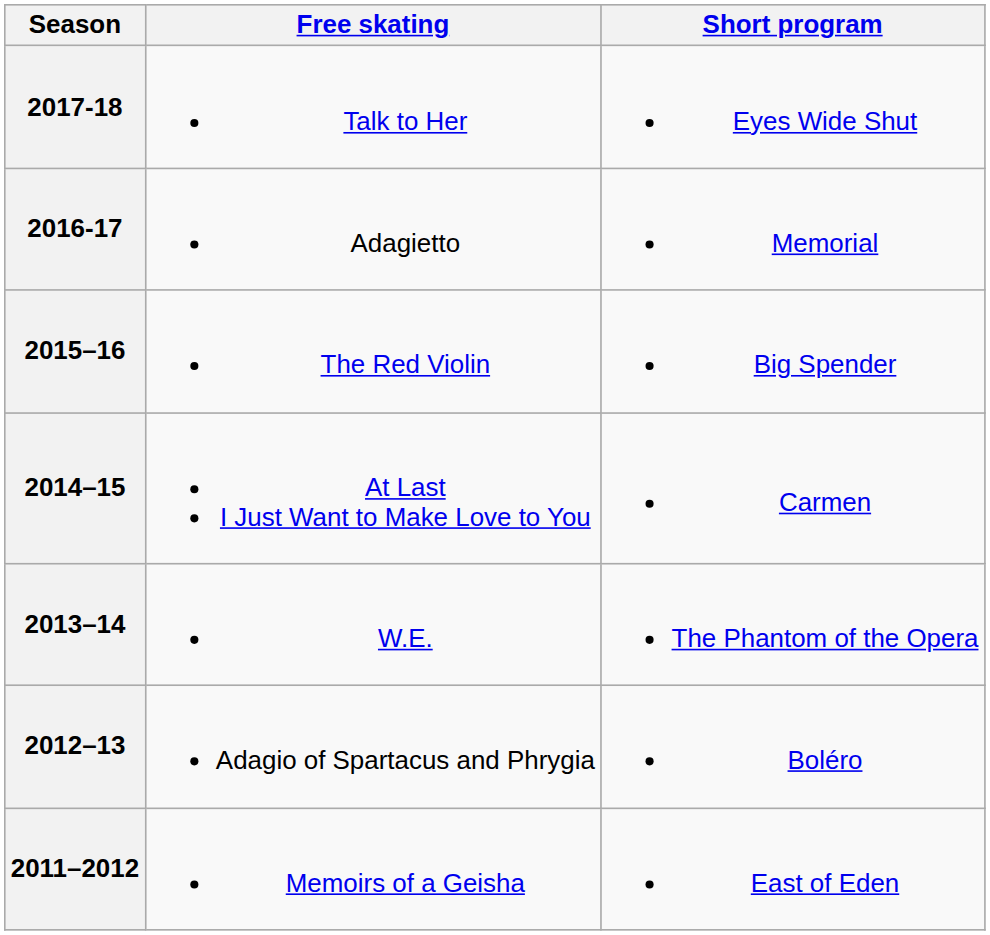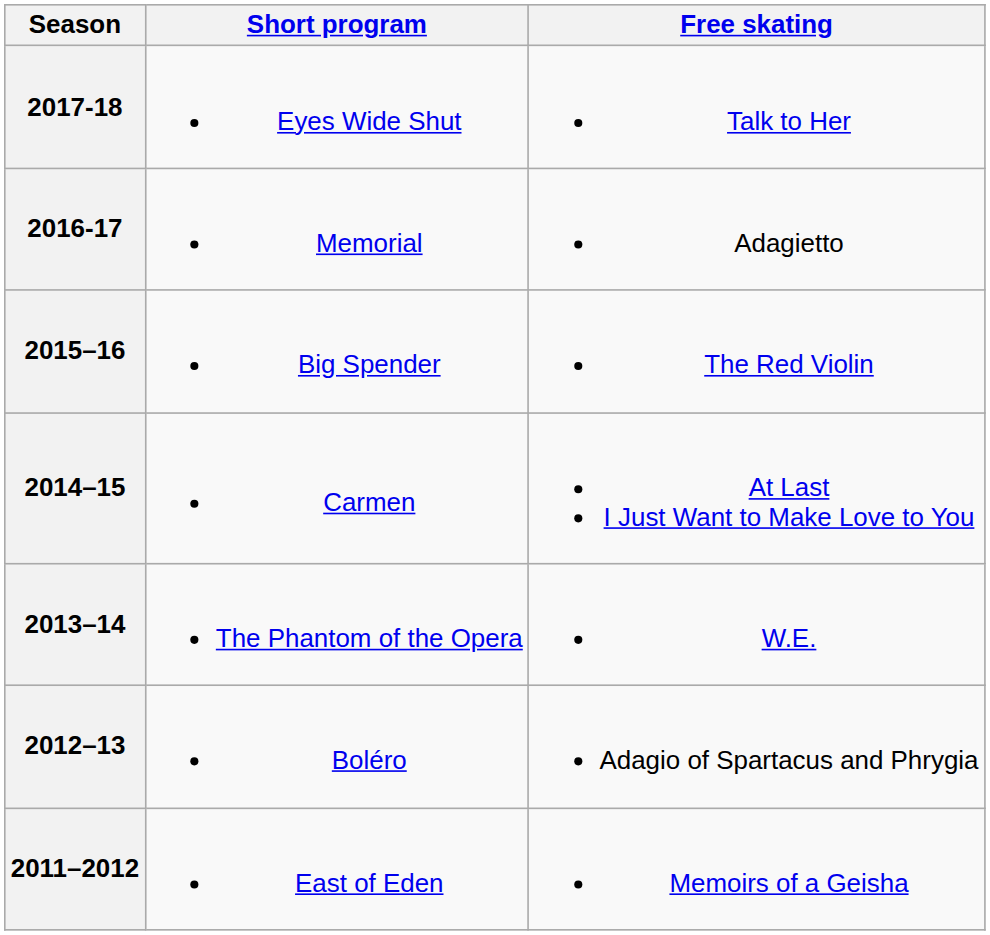columns swapped: (793, 25) <-> (373, 25)
